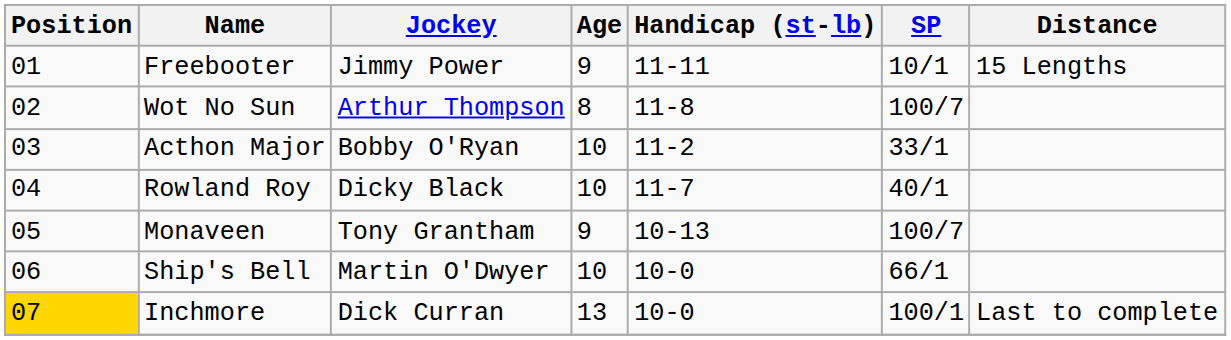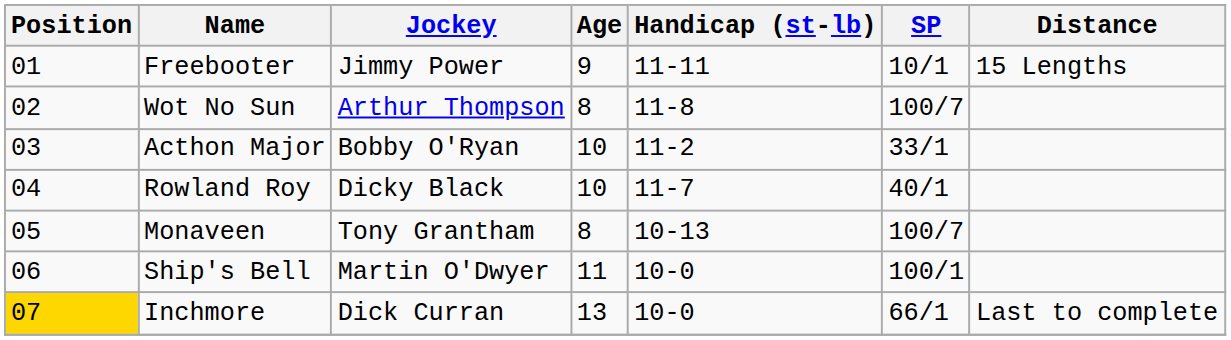(584, 231) 9 -> (584, 231) 8
(592, 272) 10 -> (592, 272) 11
(919, 272) 66/1 -> (926, 272) 100/1
(926, 313) 100/1 -> (919, 313) 66/1
